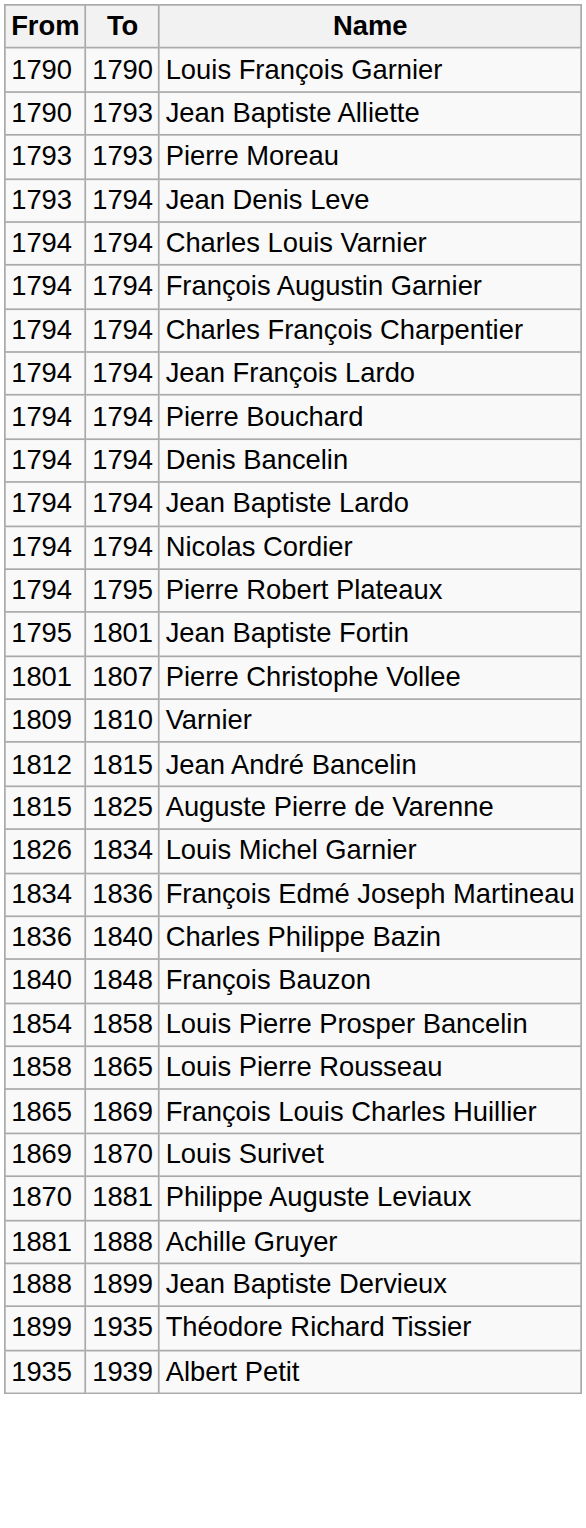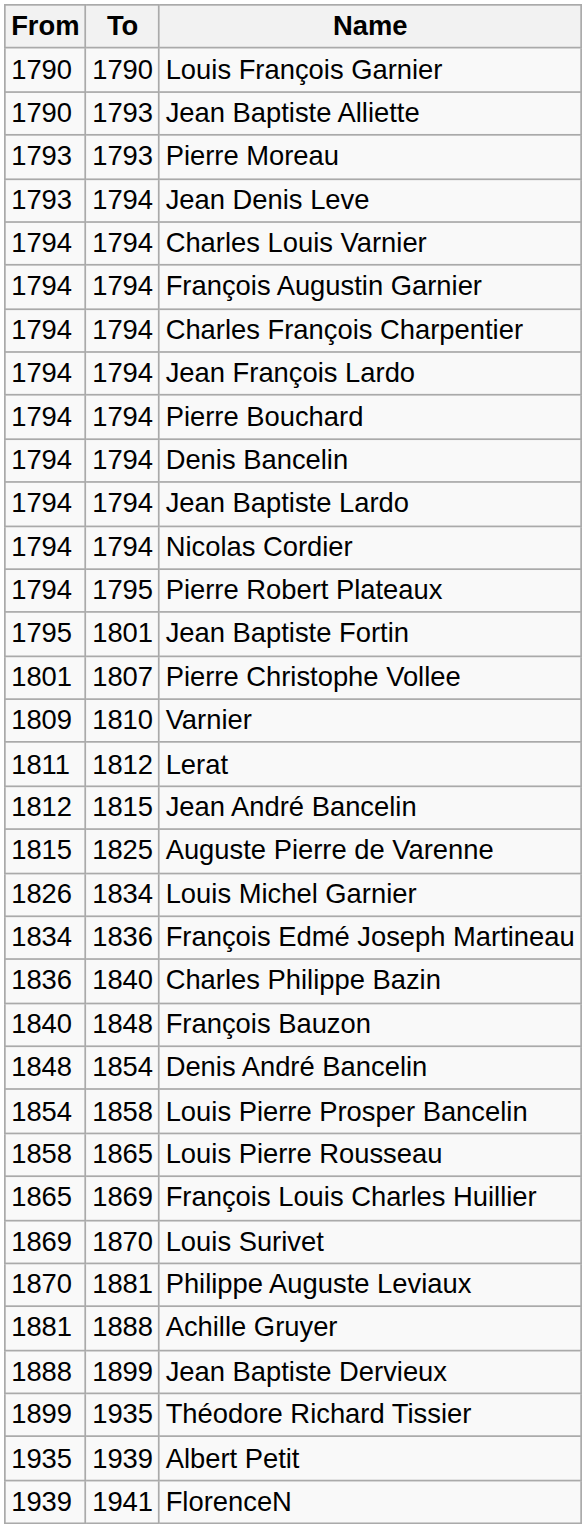+ row: (197, 763)
+ row: (296, 1067)
+ row: (229, 1501)
